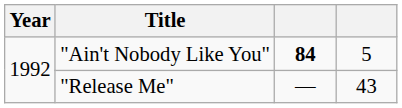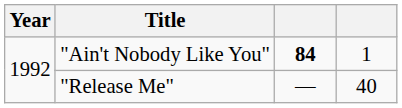(366, 53) 5 -> (366, 53) 1
(366, 86) 43 -> (366, 86) 40
